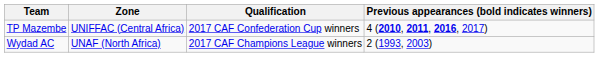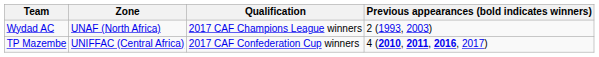rows swapped: (30, 44) <-> (37, 28)
